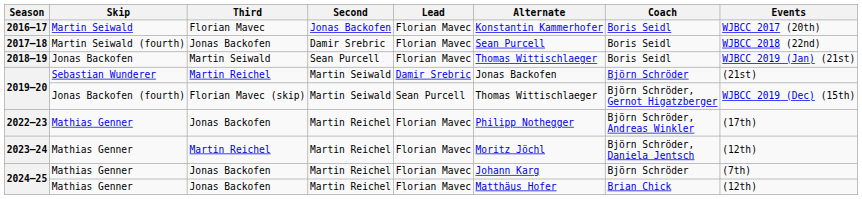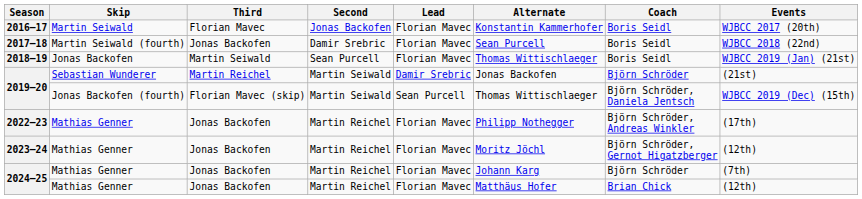(663, 96) Björn Schröder, Gernot Higatzberger -> (651, 96) Björn Schröder, Daniela Jentsch
(230, 150) Martin Reichel -> (230, 150) Jonas Backofen
(651, 150) Björn Schröder, Daniela Jentsch -> (663, 150) Björn Schröder, Gernot Higatzberger
